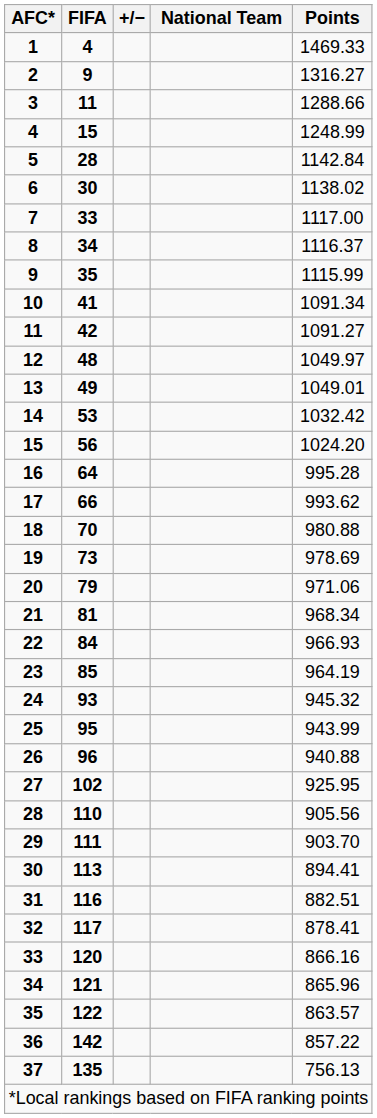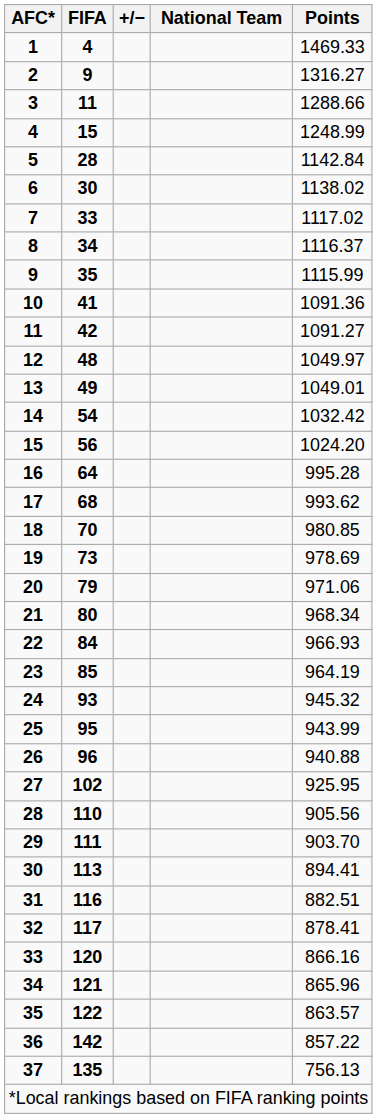(332, 217) 1117.00 -> (332, 217) 1117.02
(332, 302) 1091.34 -> (332, 302) 1091.36
(87, 416) 53 -> (87, 416) 54
(87, 501) 66 -> (87, 501) 68
(332, 530) 980.88 -> (332, 530) 980.85
(87, 615) 81 -> (87, 615) 80
